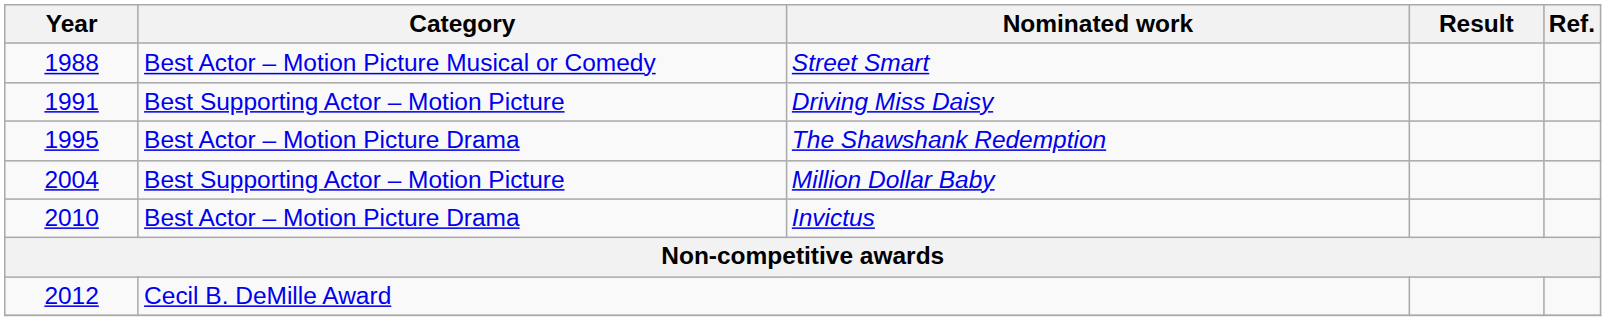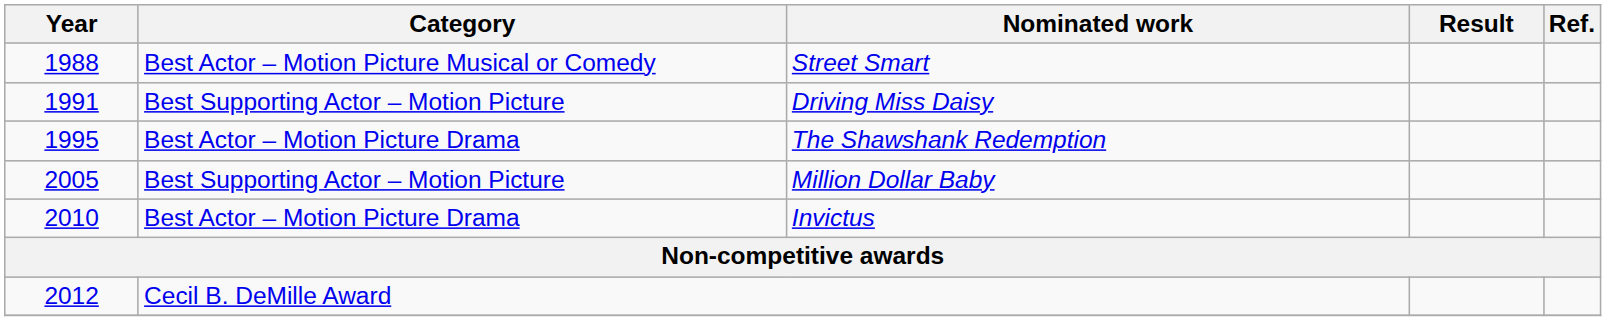(72, 179) 2004 -> (72, 179) 2005
